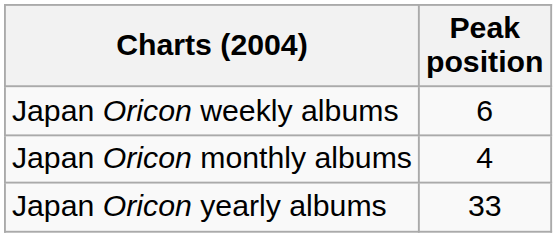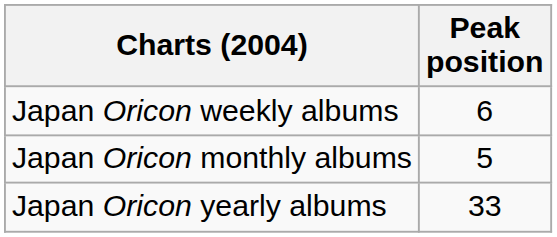(485, 158) 4 -> (485, 158) 5
